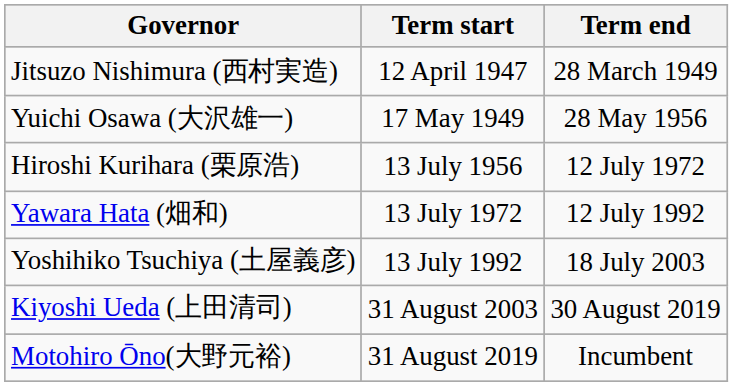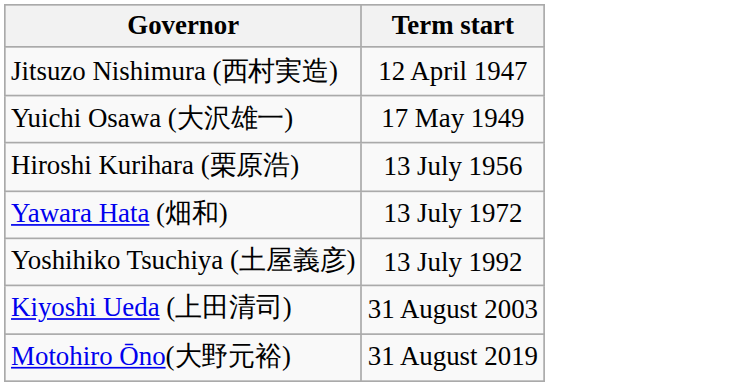- column: (636, 25)
